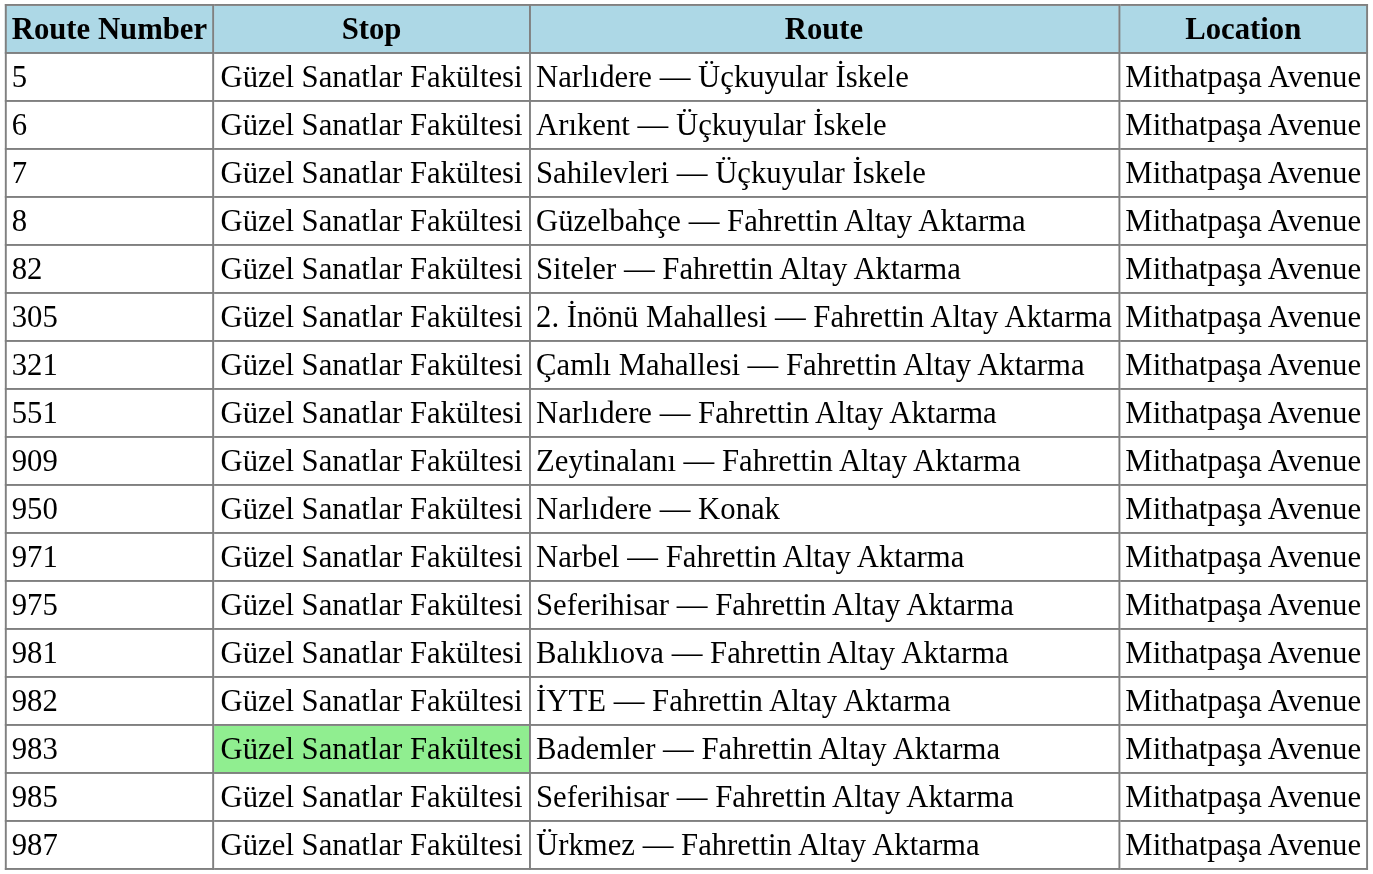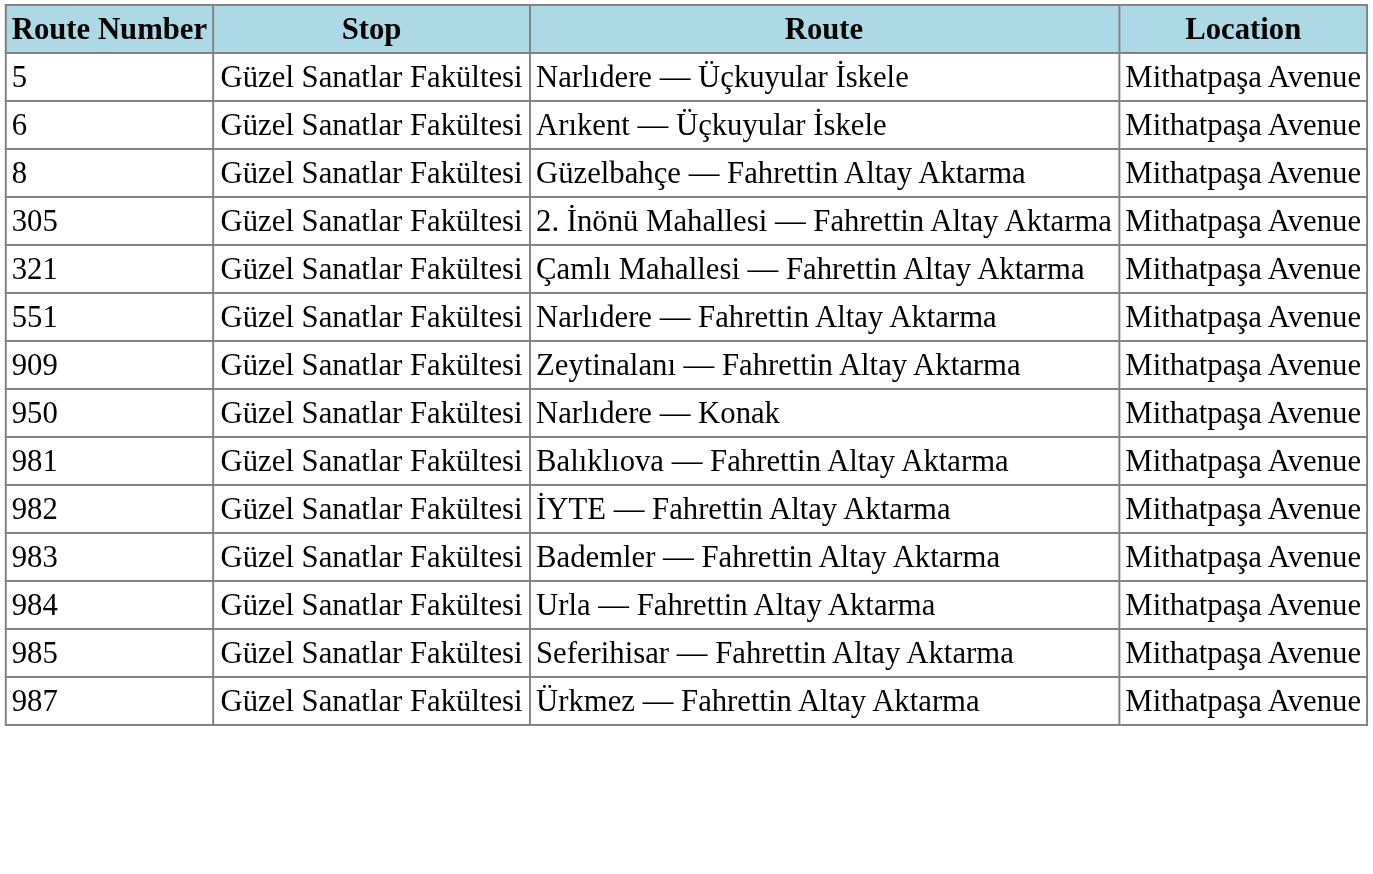- row: (19, 172)
- row: (27, 268)
- row: (35, 556)
- row: (35, 604)
(372, 748) lightgreen background -> (372, 556) no background
+ row: (35, 604)
